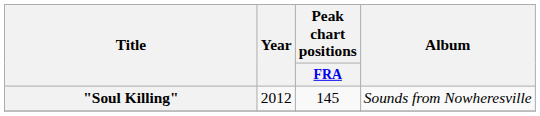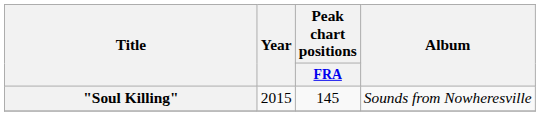(276, 98) 2012 -> (276, 98) 2015
